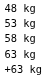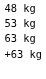- row: (20, 39)
